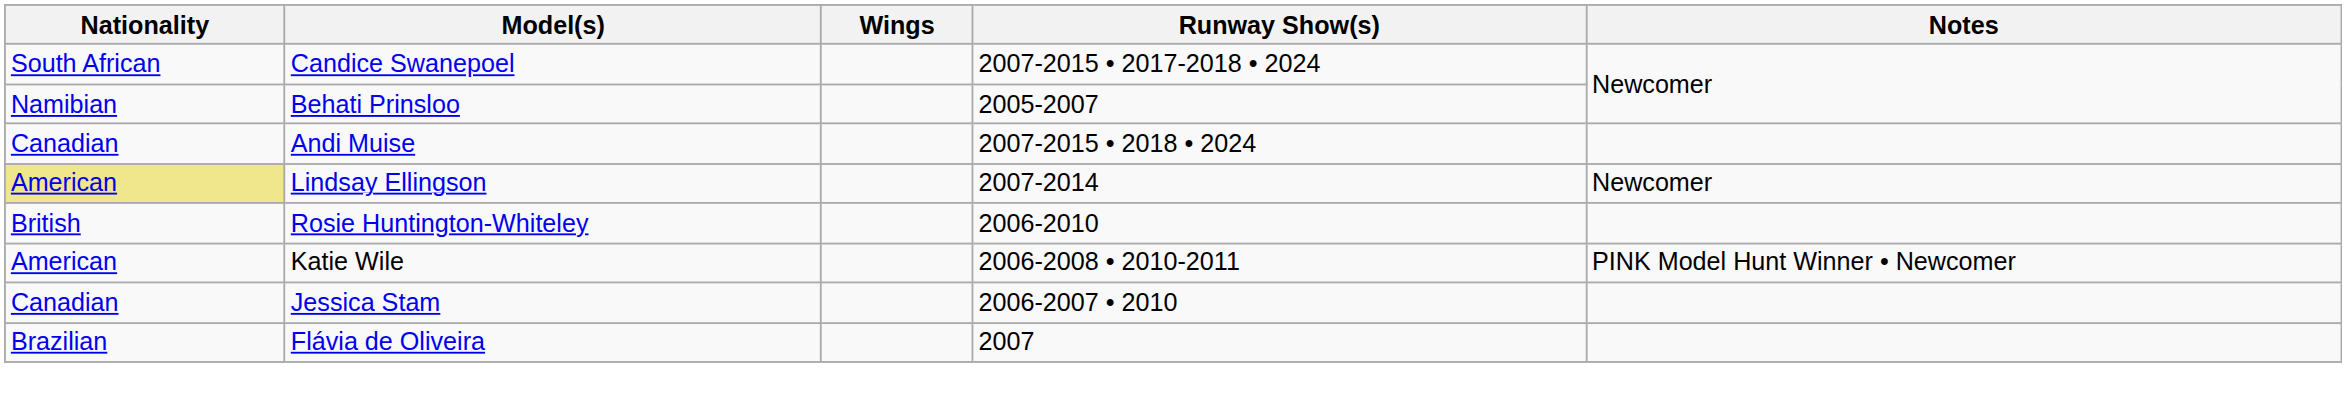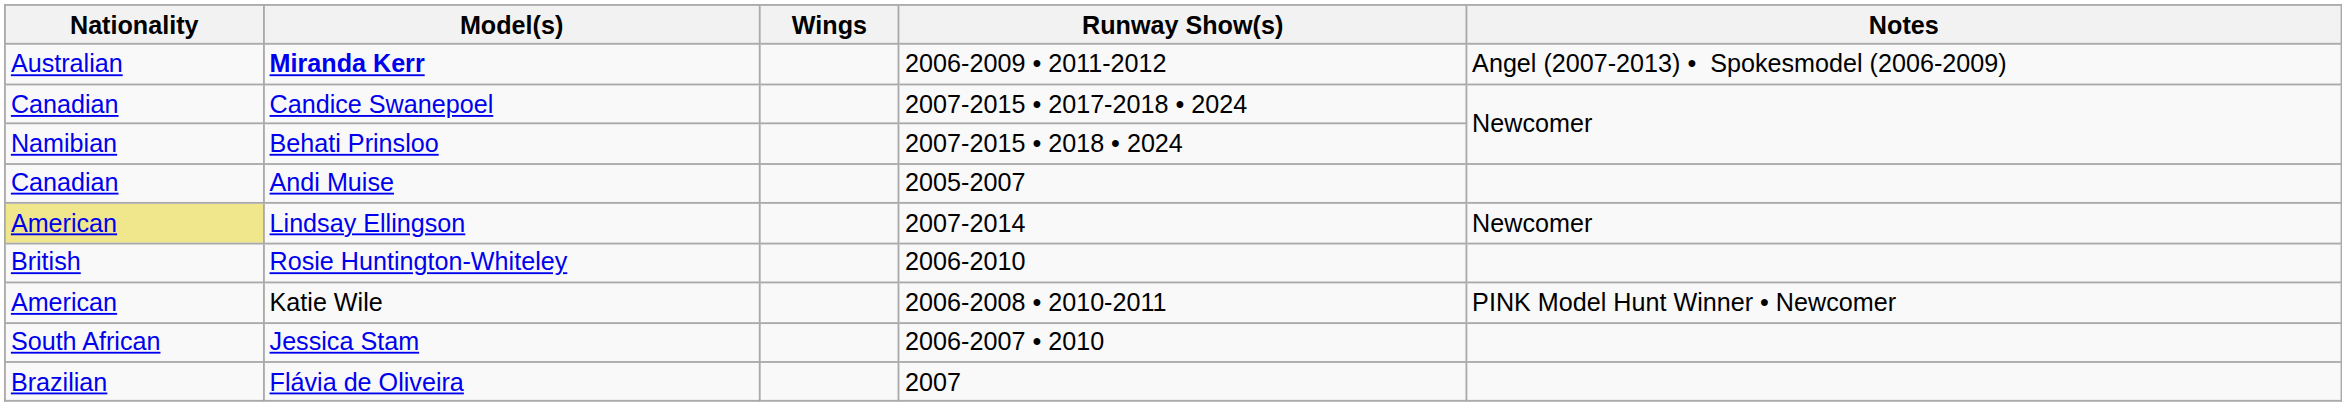+ row: (347, 64)
(86, 64) South African -> (65, 104) Canadian
(1039, 104) 2005-2007 -> (1044, 143) 2007-2015 • 2018 • 2024
(1117, 143) 2007-2015 • 2018 • 2024 -> (965, 183) 2005-2007
(65, 302) Canadian -> (86, 342) South African
